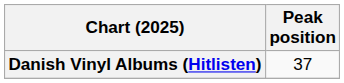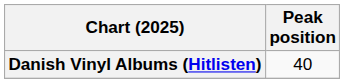(303, 64) 37 -> (303, 64) 40
